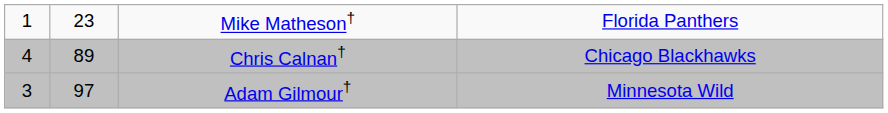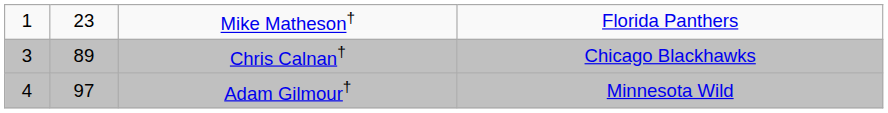(27, 56) 4 -> (27, 56) 3
(27, 90) 3 -> (27, 90) 4
